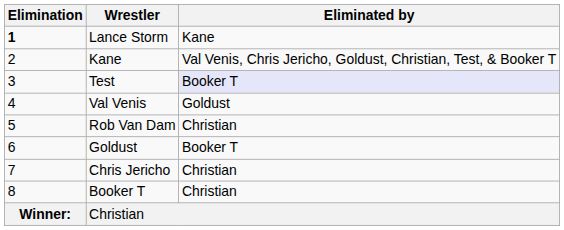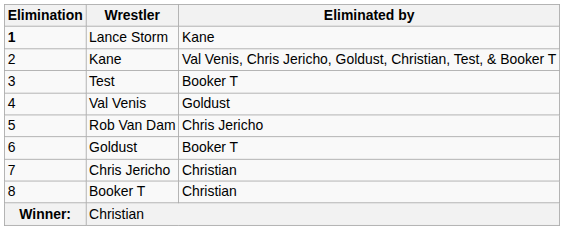(210, 81) lavender background -> (210, 81) no background
(209, 125) Christian -> (223, 125) Chris Jericho
